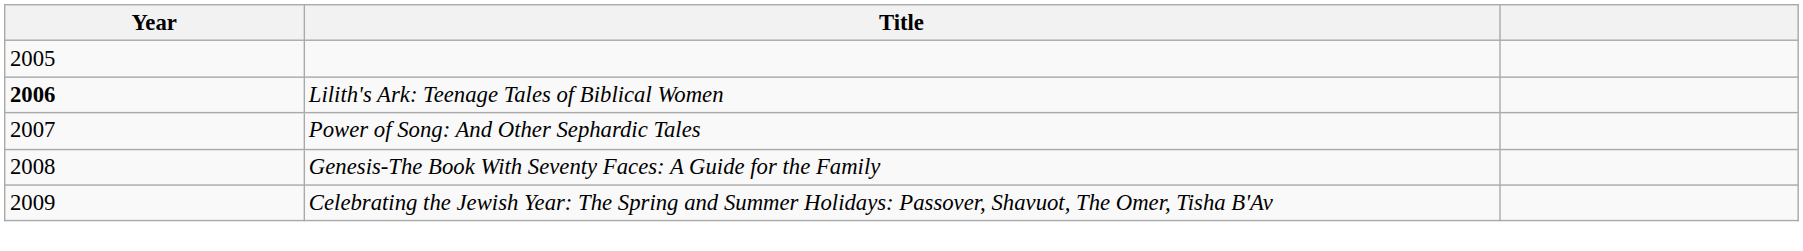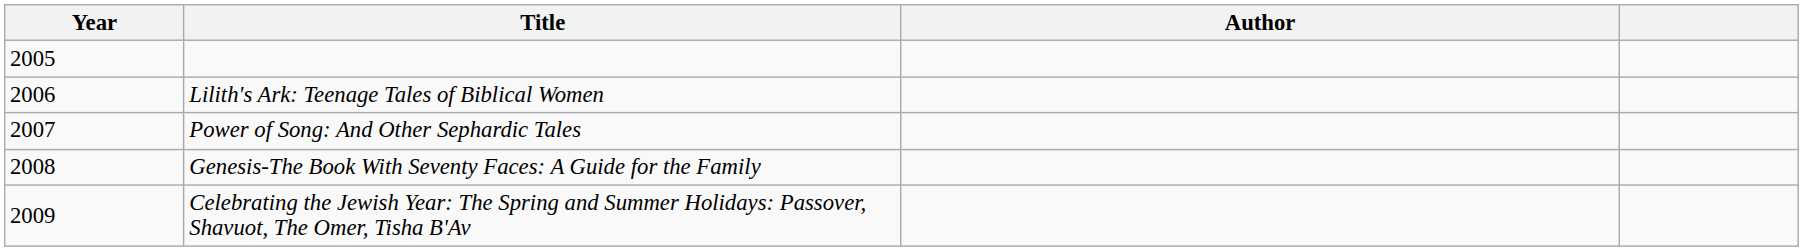+ column: (1260, 22)
(33, 94) bold -> (33, 94) normal
